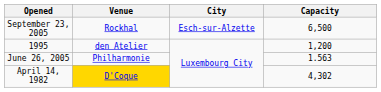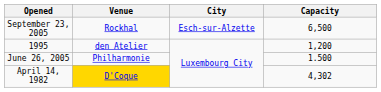(320, 59) 1.563 -> (320, 59) 1.500
